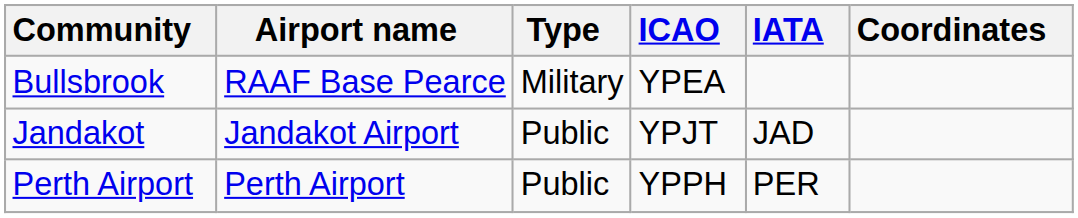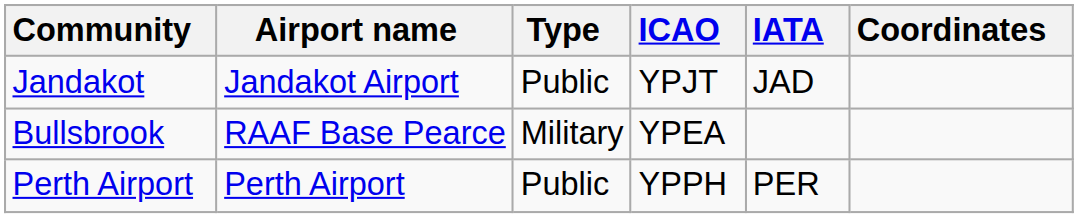rows swapped: (88, 81) <-> (78, 133)
